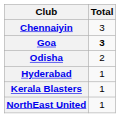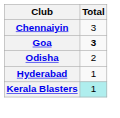(102, 89) no background -> (93, 89) paleturquoise background
- row: (46, 105)
